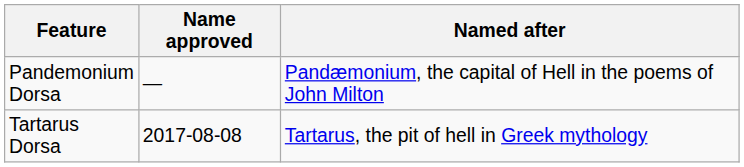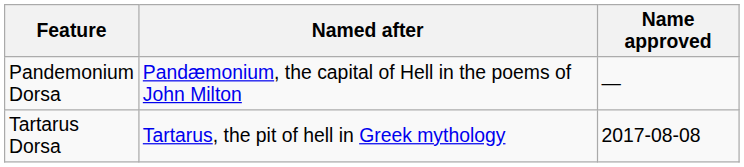columns swapped: (510, 30) <-> (209, 30)
